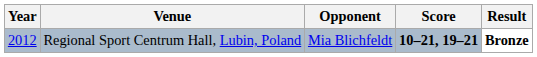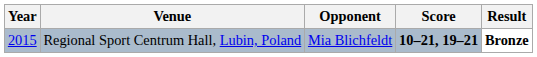(22, 40) 2012 -> (22, 40) 2015
